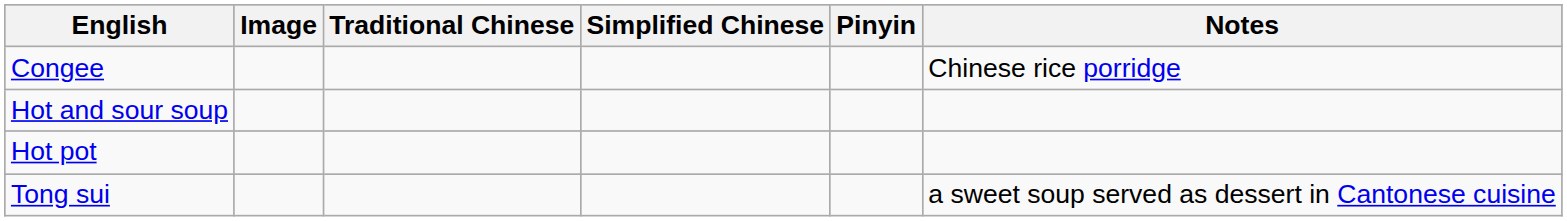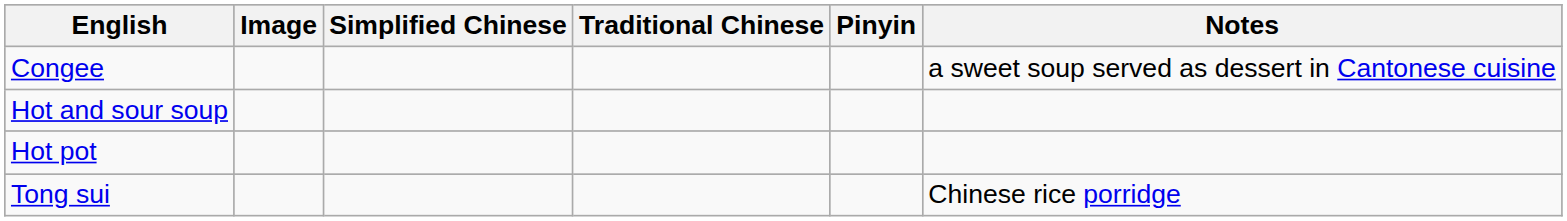columns swapped: (452, 25) <-> (705, 25)
(1055, 67) Chinese rice porridge -> (1242, 67) a sweet soup served as dessert in Cantonese cuisine
(1242, 194) a sweet soup served as dessert in Cantonese cuisine -> (1055, 194) Chinese rice porridge
